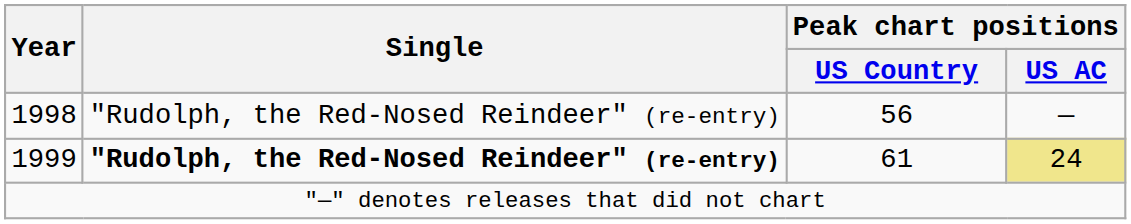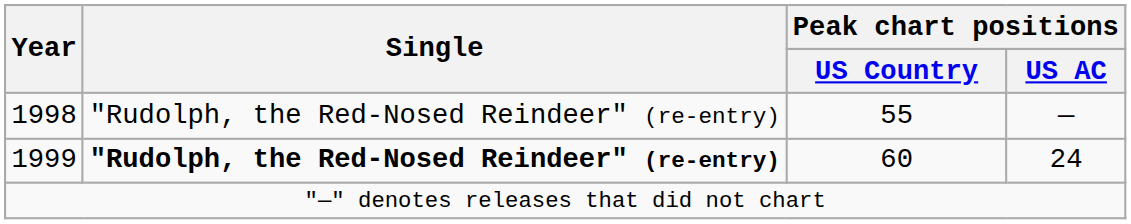(897, 116) 56 -> (897, 116) 55
(897, 160) 61 -> (897, 160) 60
(1066, 160) khaki background -> (1066, 160) no background
